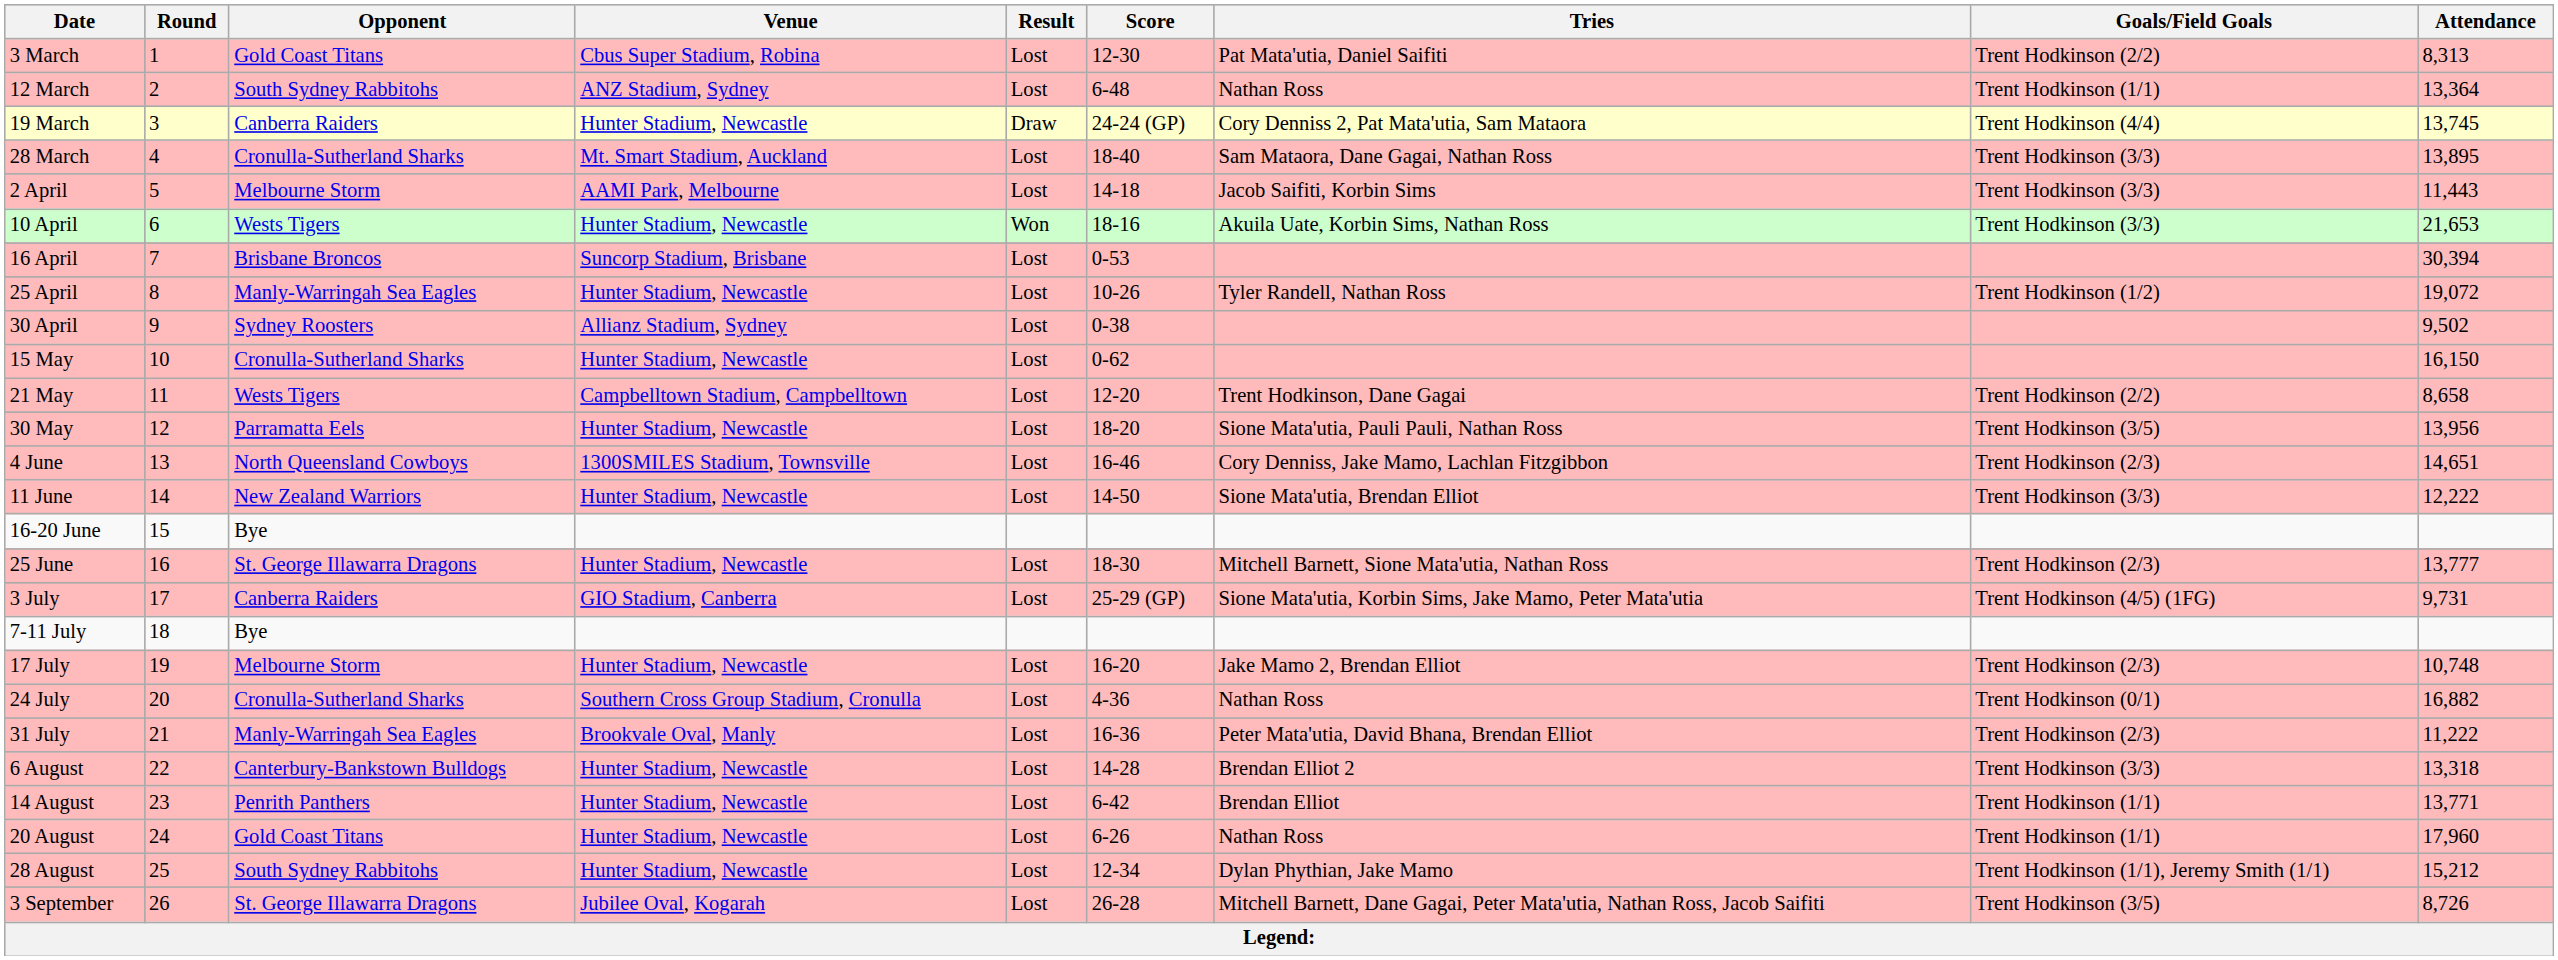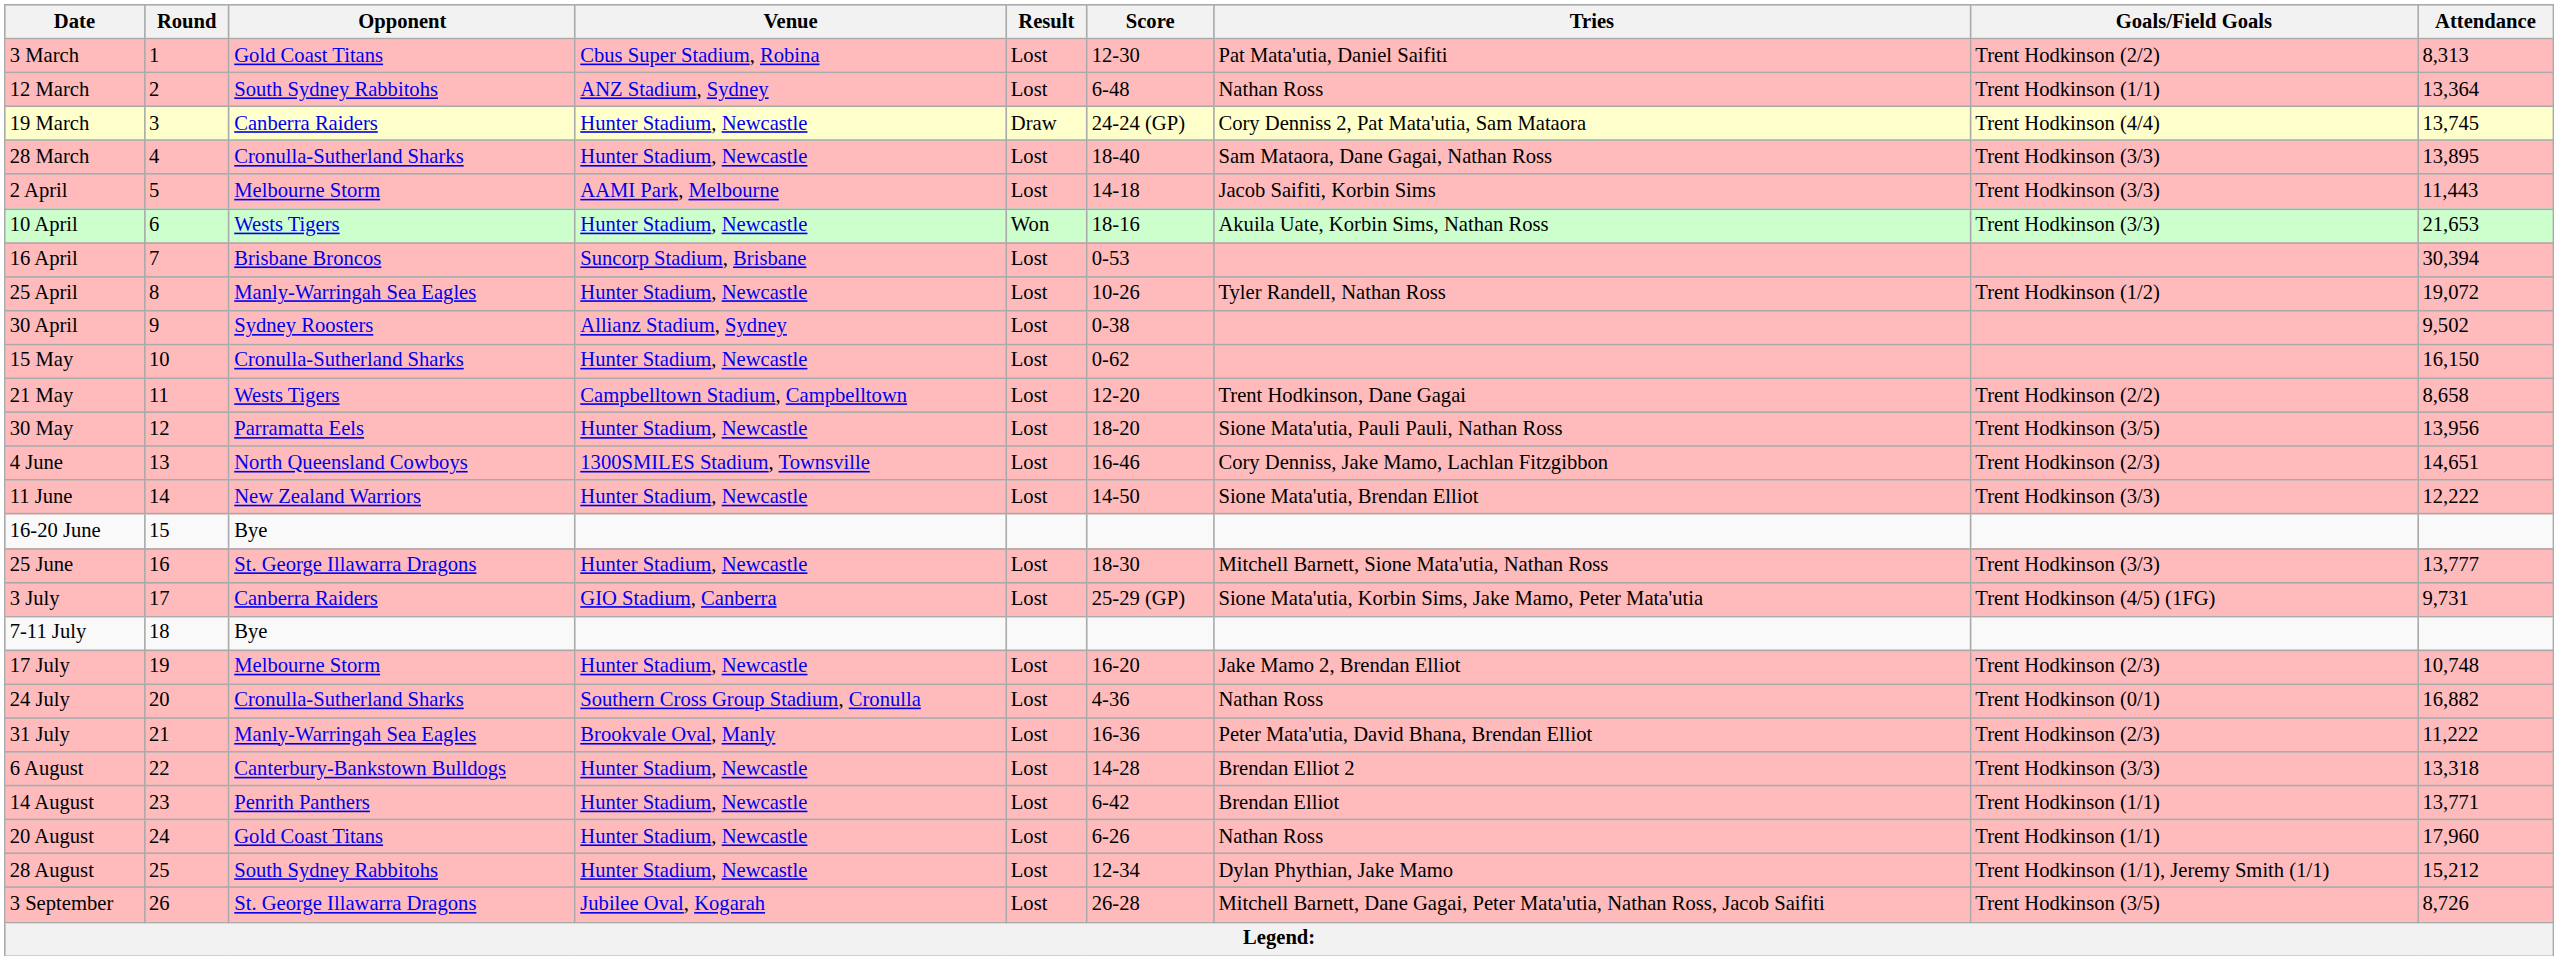(704, 157) Mt. Smart Stadium, Auckland -> (694, 157) Hunter Stadium, Newcastle
(2068, 564) Trent Hodkinson (2/3) -> (2068, 564) Trent Hodkinson (3/3)
